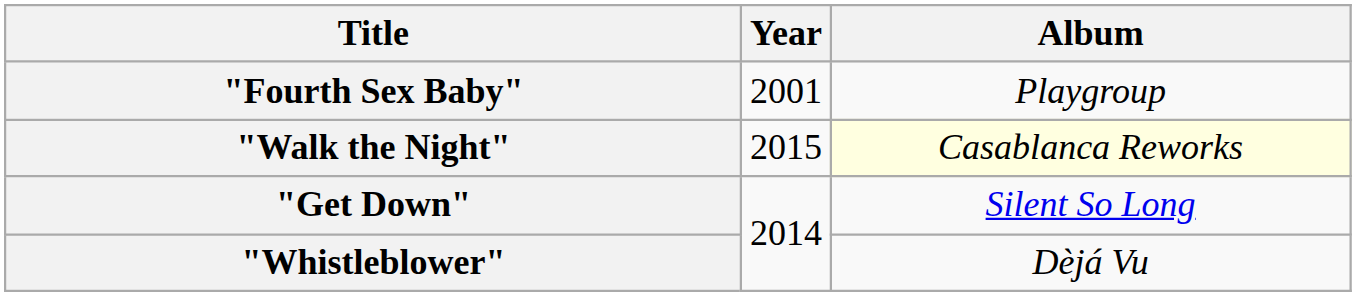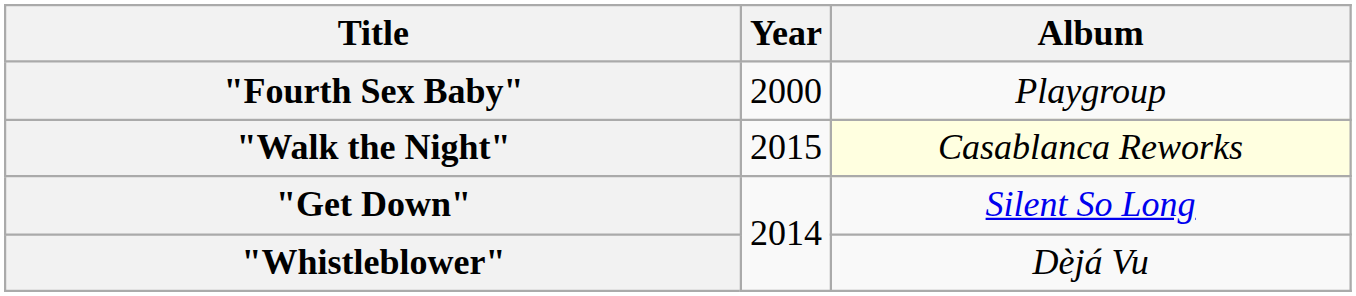(786, 90) 2001 -> (786, 90) 2000
